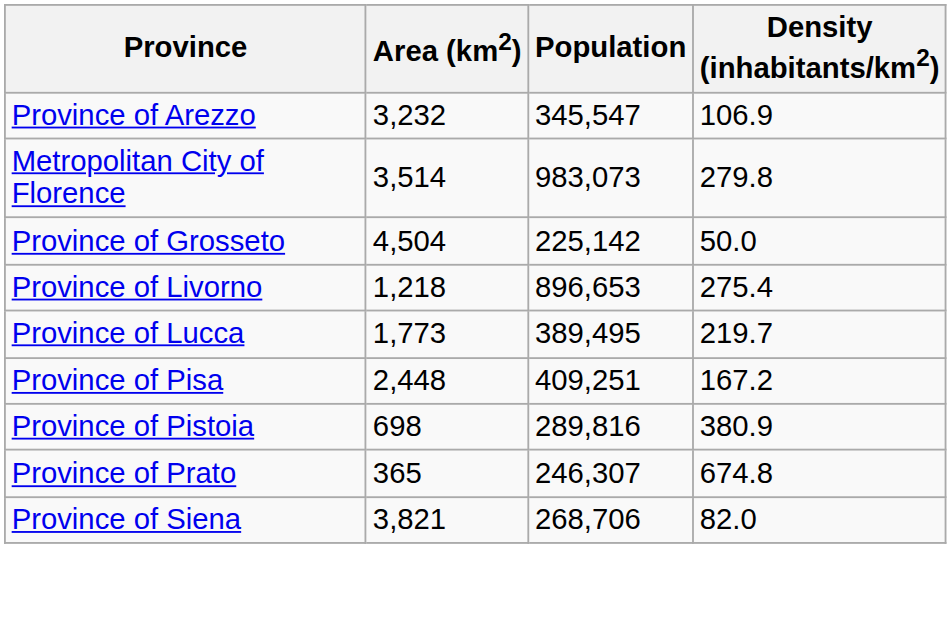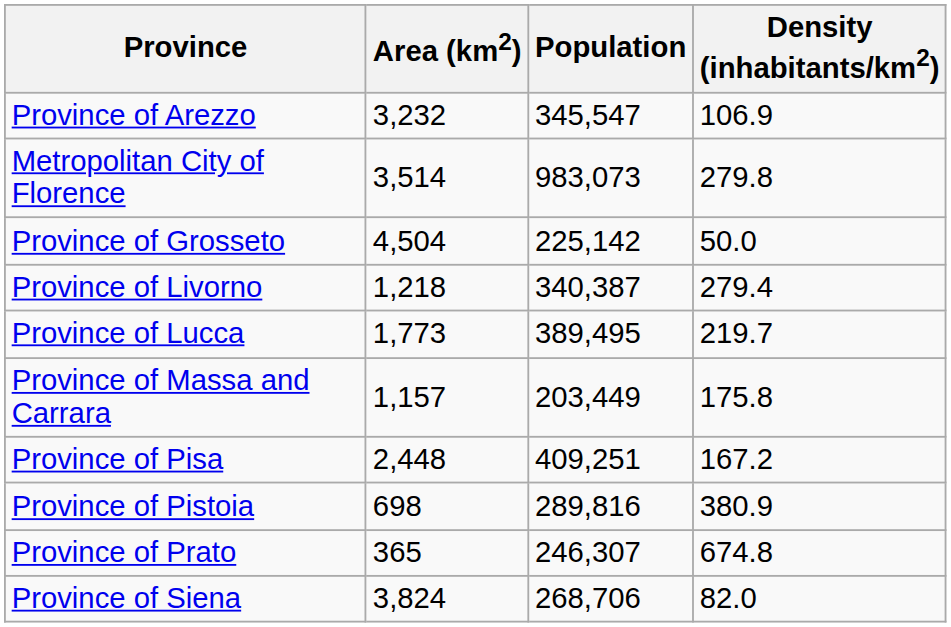(588, 287) 896,653 -> (588, 287) 340,387
(736, 287) 275.4 -> (736, 287) 279.4
+ row: (161, 396)
(410, 519) 3,821 -> (410, 598) 3,824
